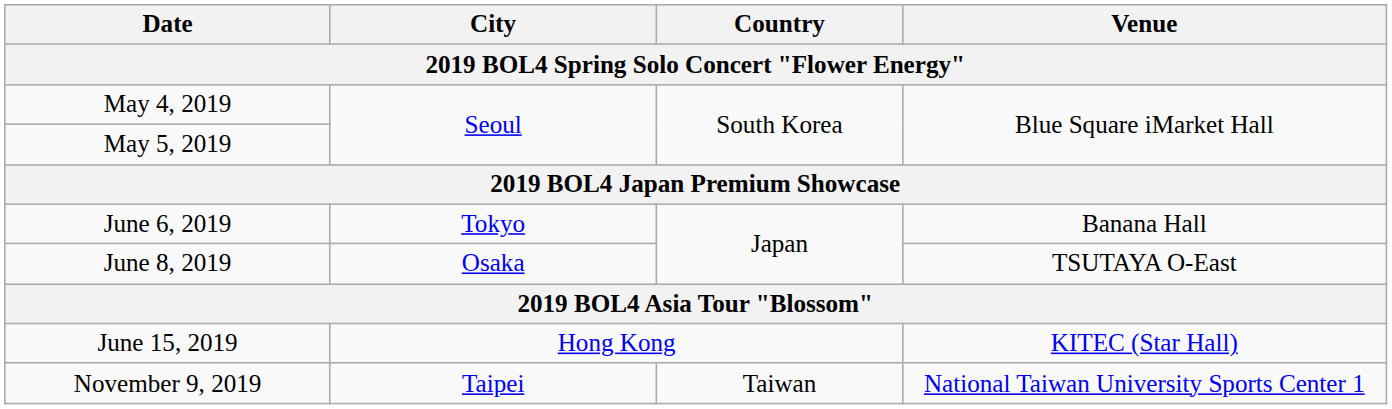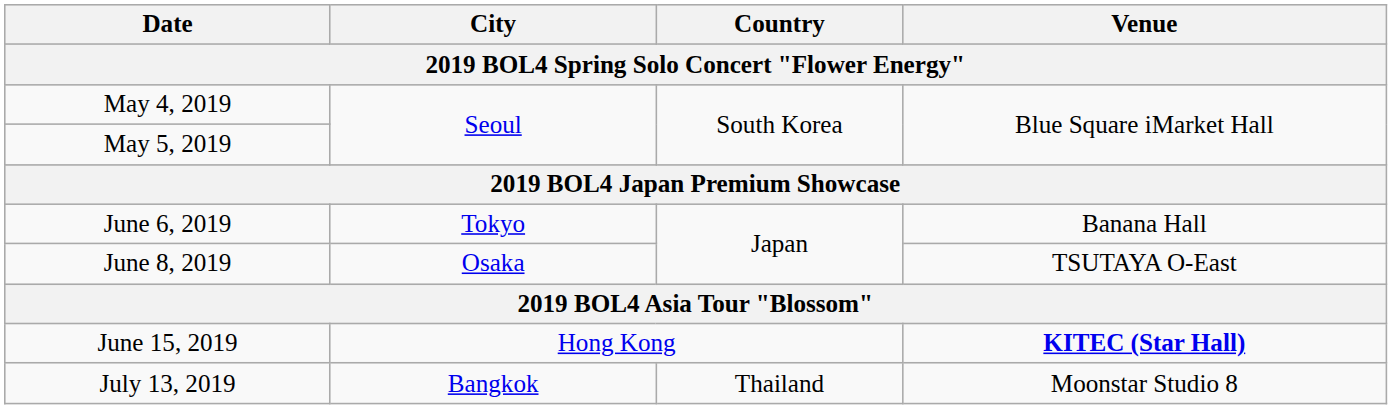(1144, 343) normal -> (1144, 343) bold
+ row: (168, 382)
- row: (168, 382)
